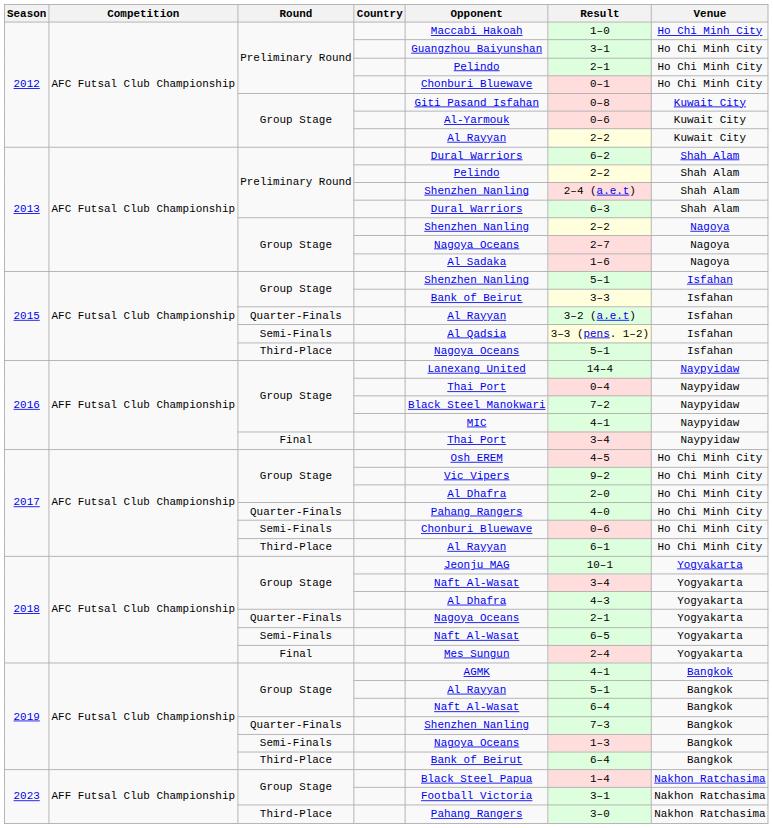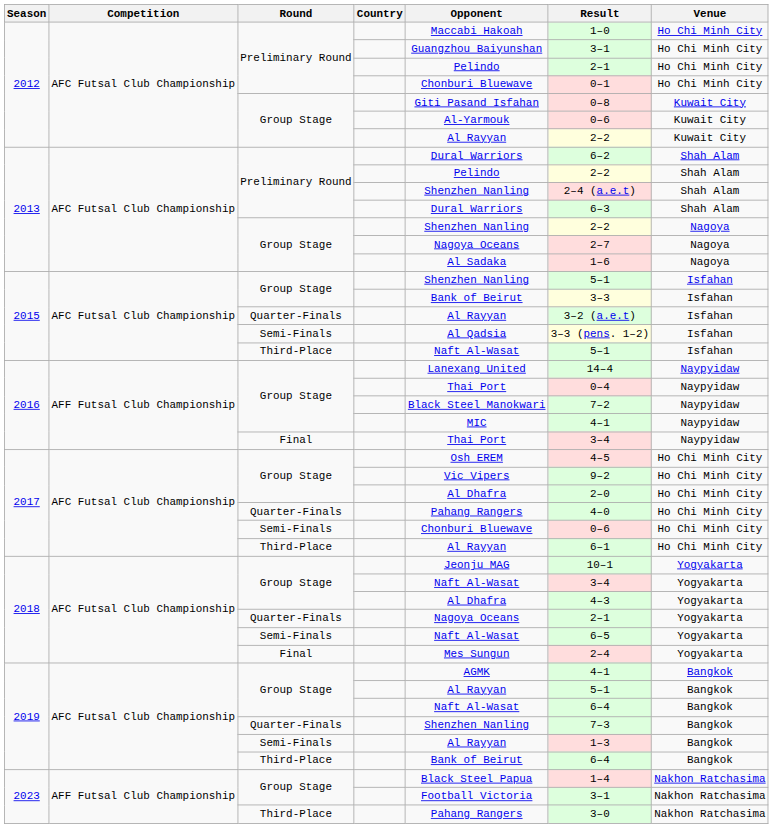(477, 351) Nagoya Oceans -> (477, 351) Naft Al-Wasat
(477, 743) Nagoya Oceans -> (477, 743) Al Rayyan
